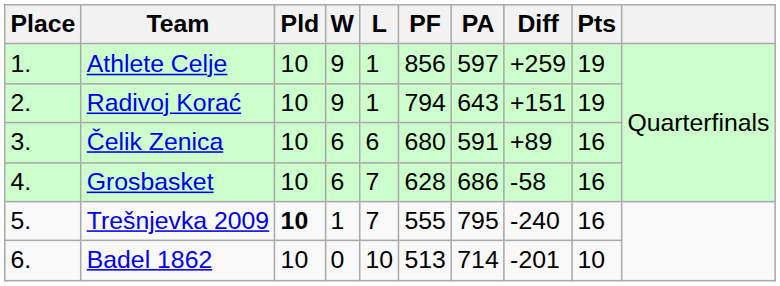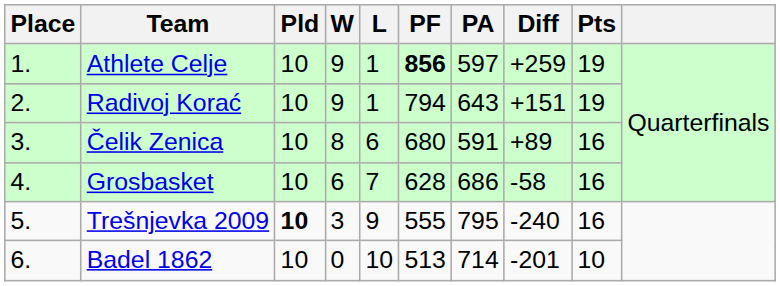(425, 63) normal -> (425, 63) bold
(338, 142) 6 -> (338, 142) 8
(338, 220) 1 -> (338, 220) 3
(372, 220) 7 -> (372, 220) 9
